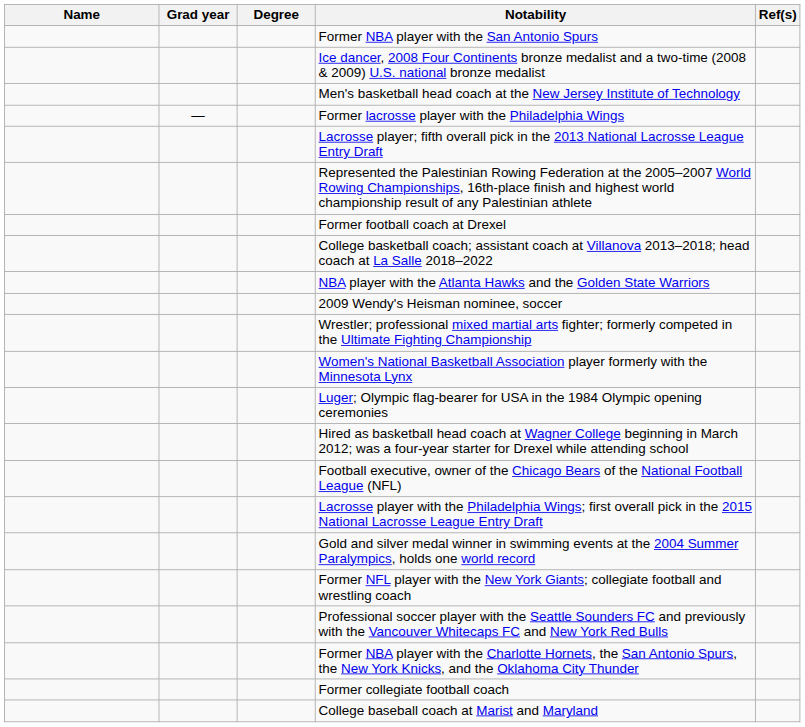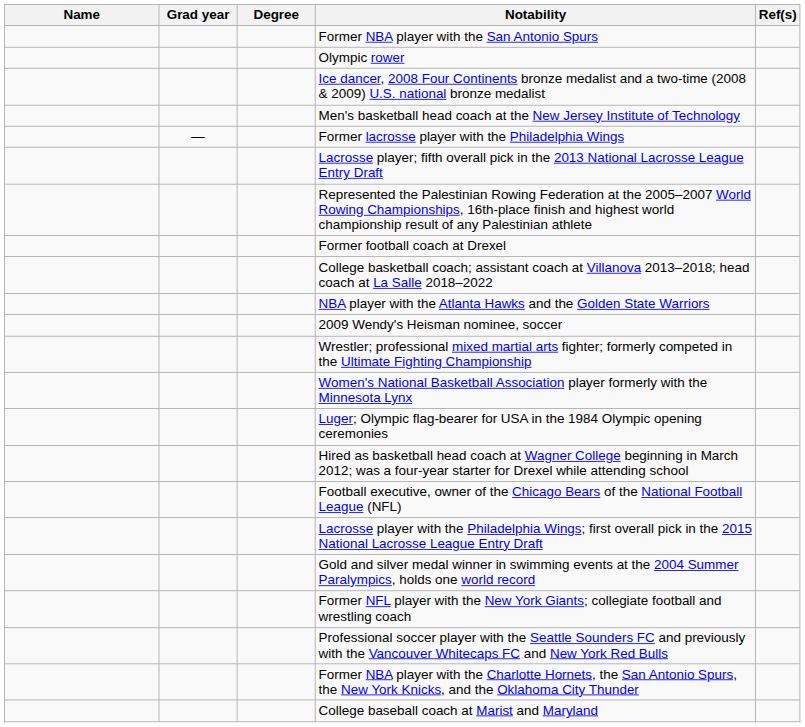+ row: (362, 57)
- row: (414, 689)
